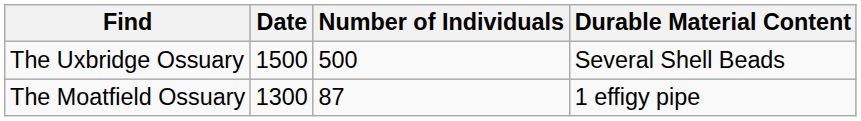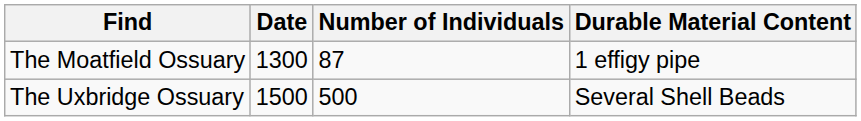rows swapped: (128, 97) <-> (127, 60)
